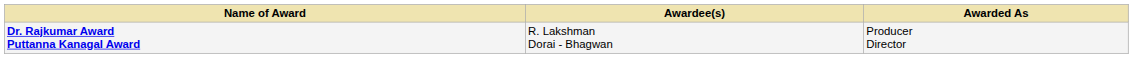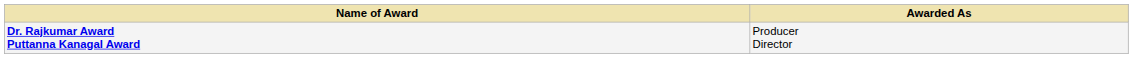- column: (695, 13)
